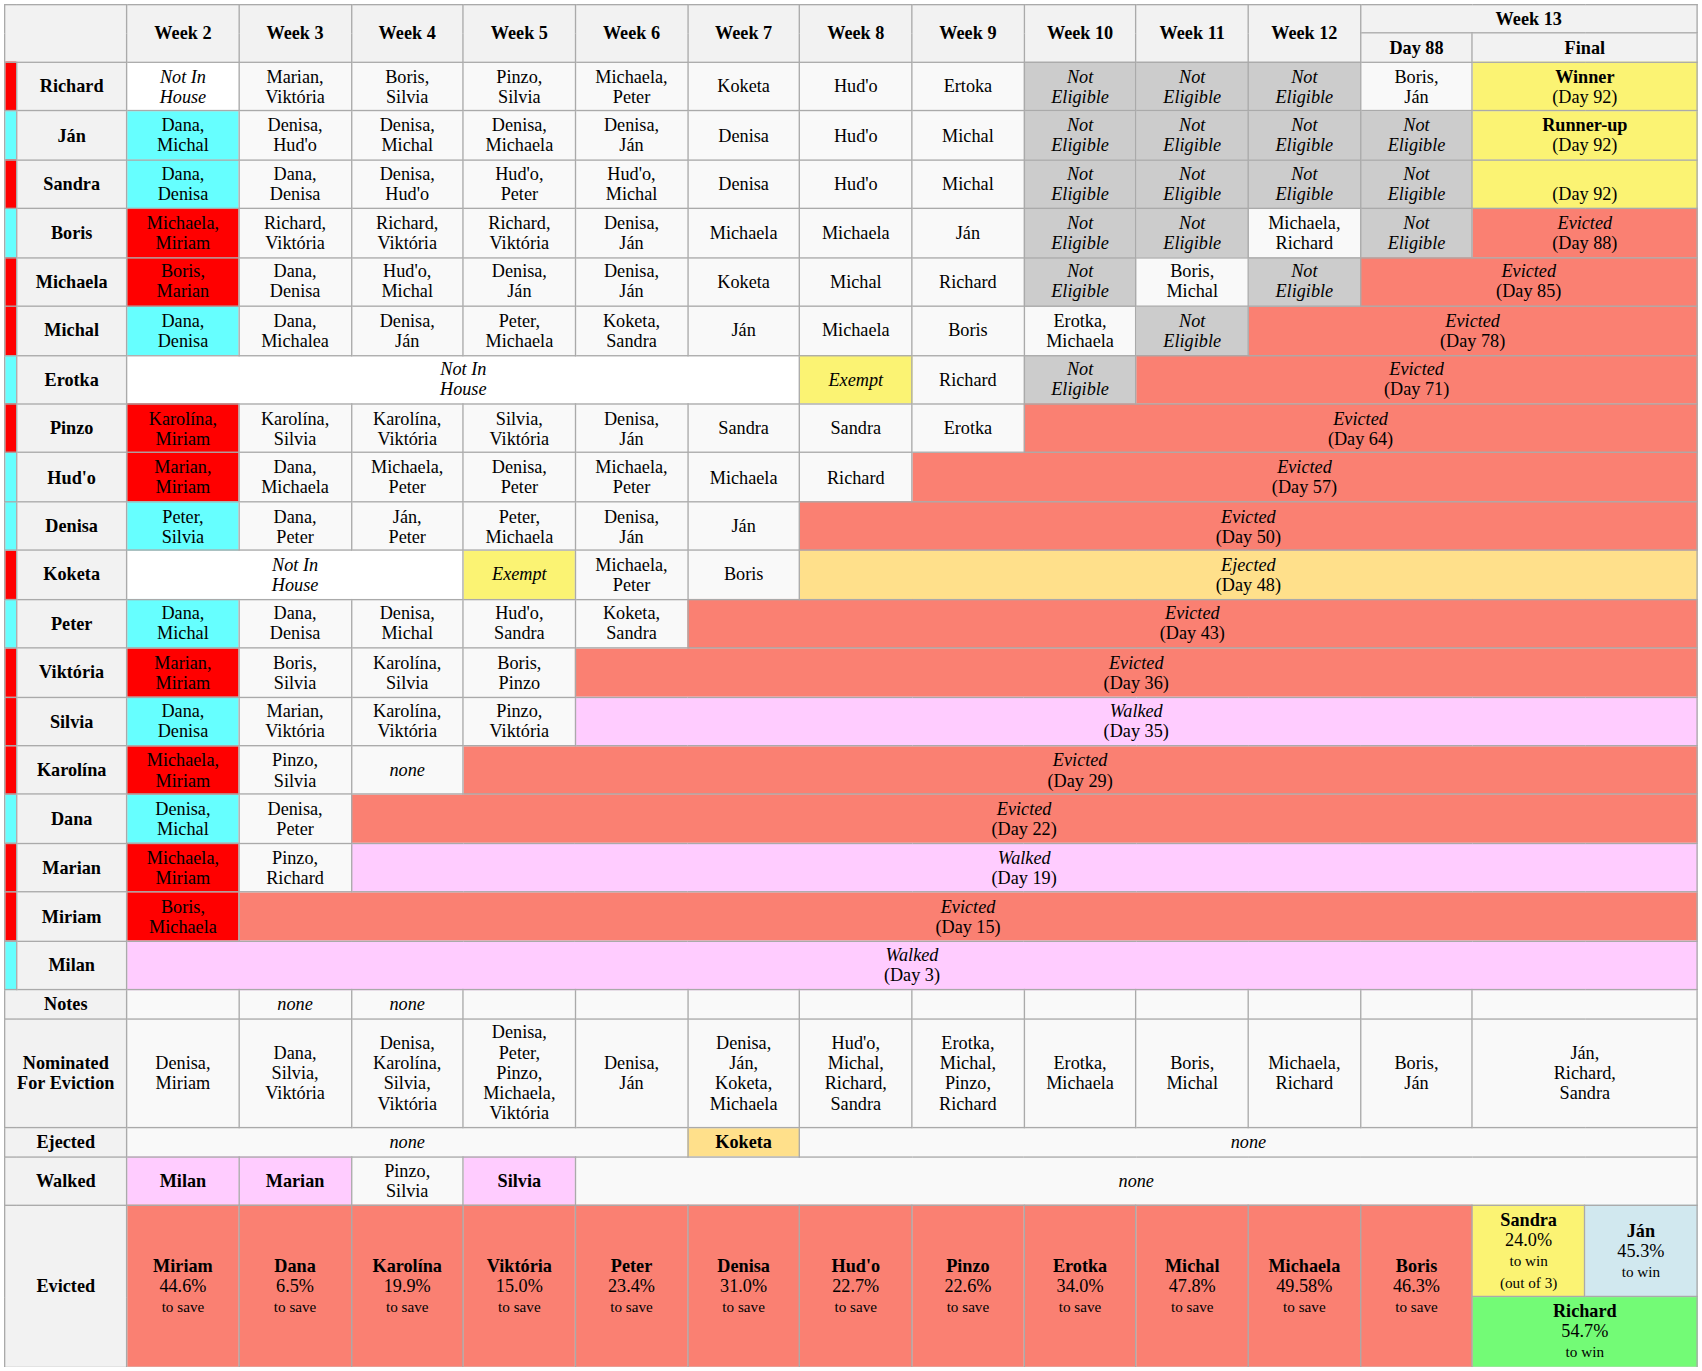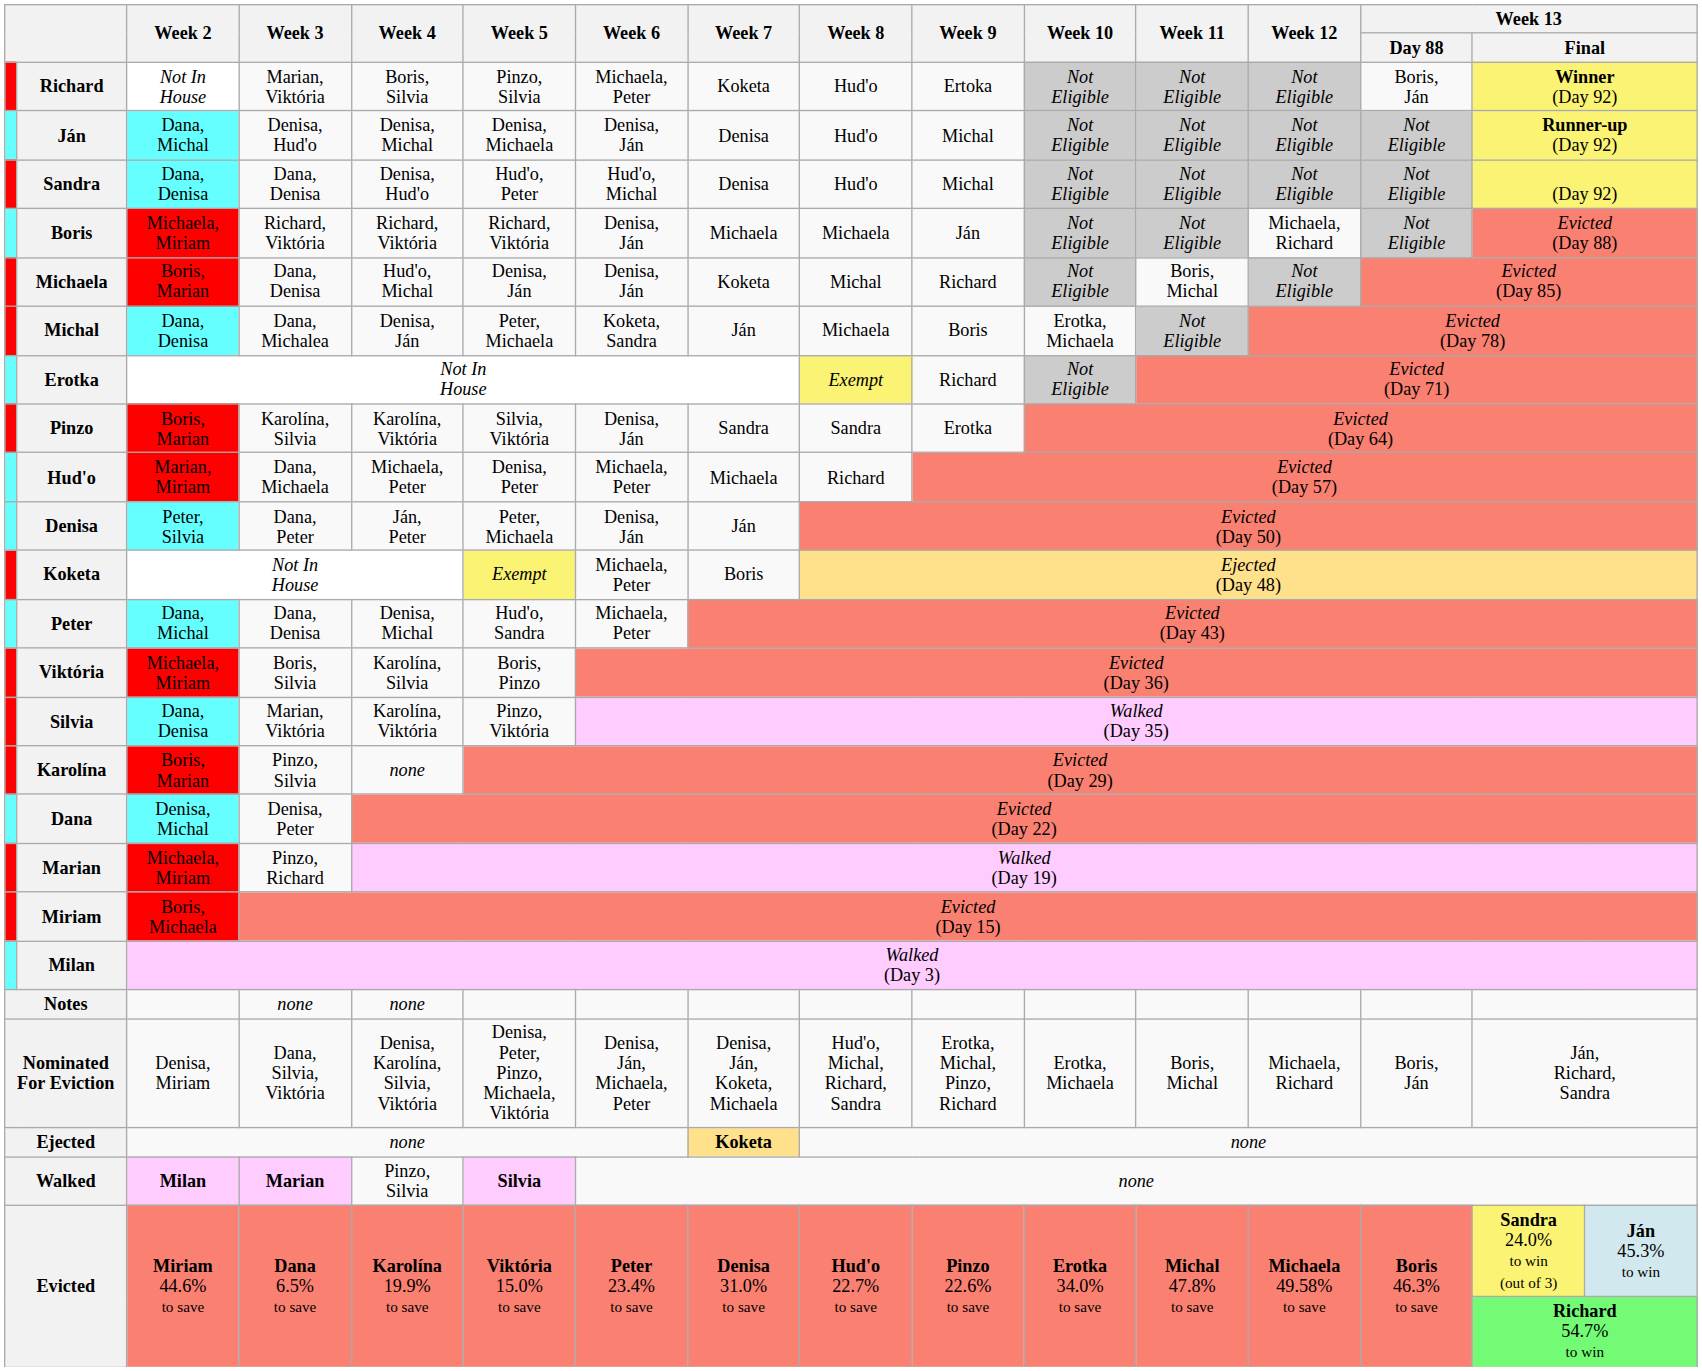(183, 428) Karolína, Miriam -> (183, 428) Boris, Marian
(631, 623) Koketa, Sandra -> (631, 623) Michaela, Peter
(183, 672) Marian, Miriam -> (183, 672) Michaela, Miriam
(183, 770) Michaela, Miriam -> (183, 770) Boris, Marian
(631, 1073) Denisa, Ján -> (631, 1073) Denisa, Ján, Michaela, Peter
